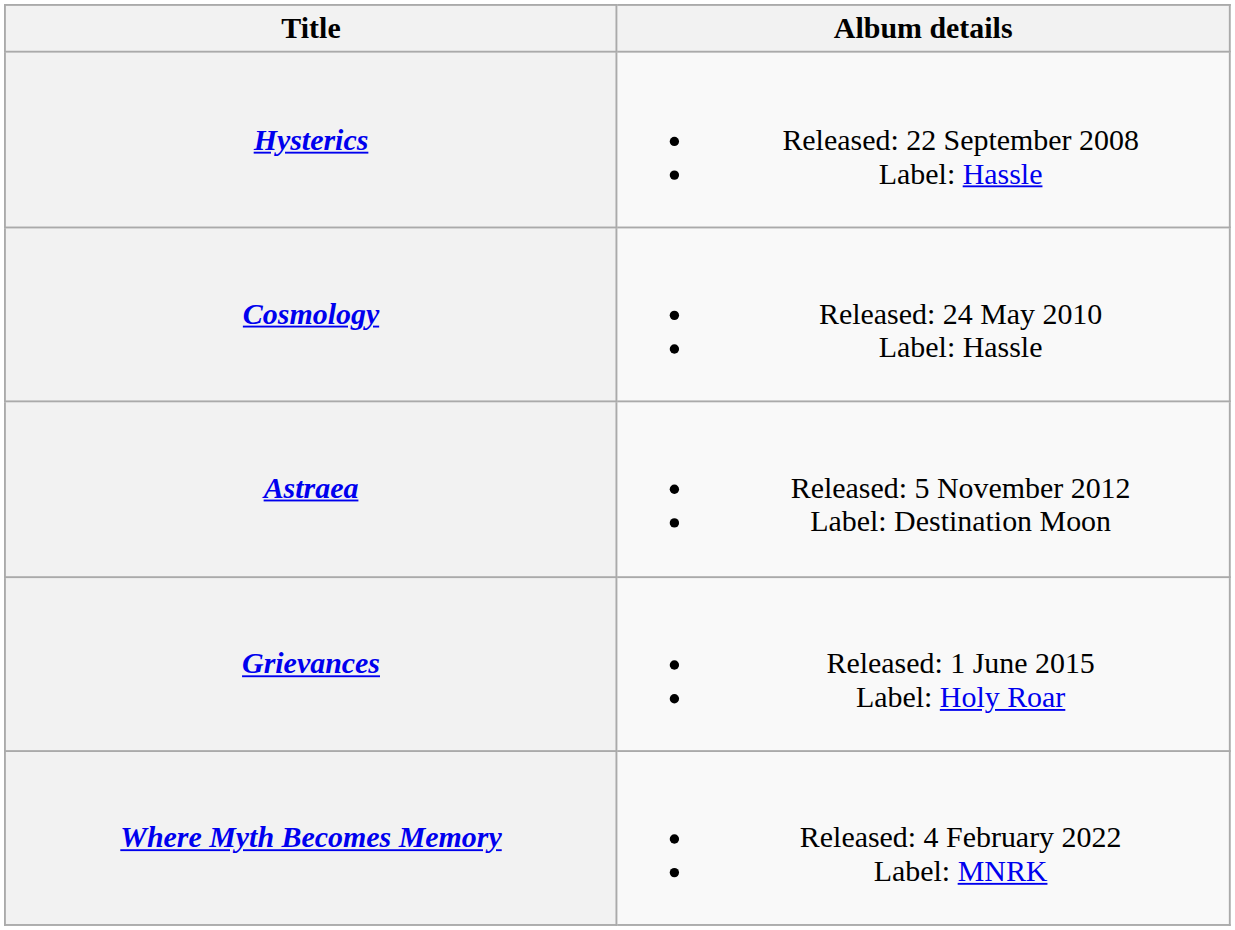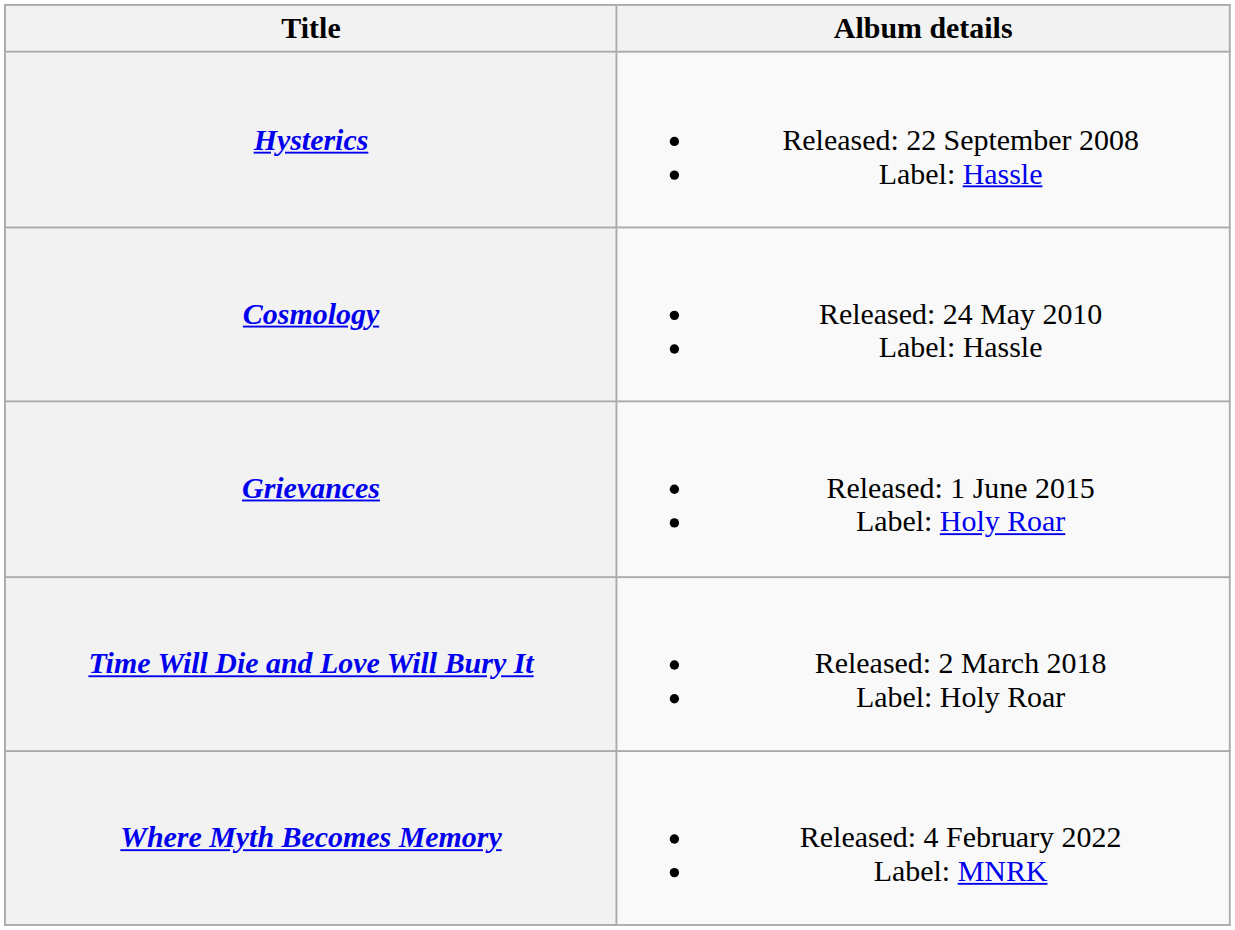- row: (311, 488)
+ row: (311, 663)
